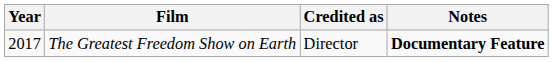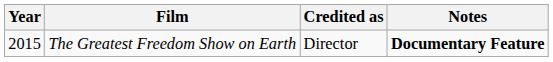(25, 43) 2017 -> (25, 43) 2015
